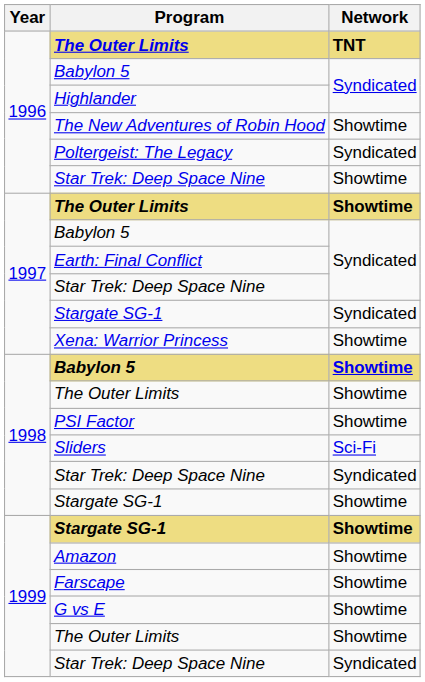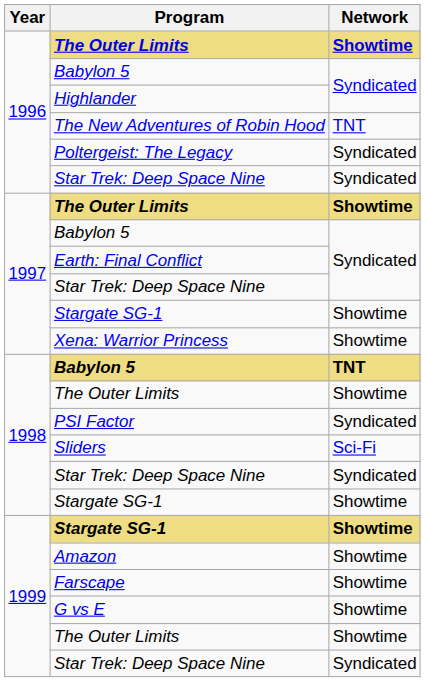(349, 44) TNT -> (373, 44) Showtime
(370, 125) Showtime -> (349, 125) TNT
(370, 179) Showtime -> (375, 179) Syndicated
(375, 313) Syndicated -> (370, 313) Showtime
(373, 367) Showtime -> (349, 367) TNT
(370, 421) Showtime -> (375, 421) Syndicated
